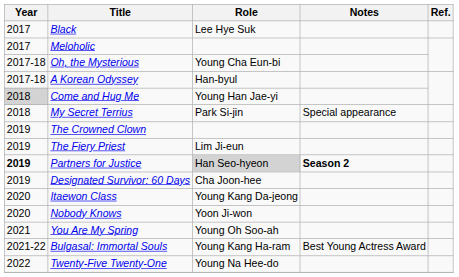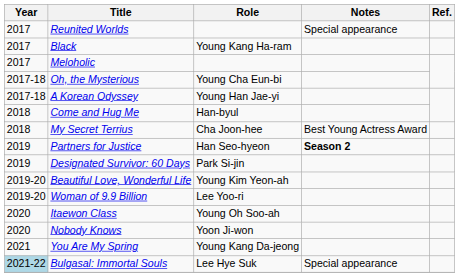+ row: (89, 29)
(225, 29) Lee Hye Suk -> (244, 46) Young Kang Ha-ram
(216, 79) Han-byul -> (238, 96) Young Han Jae-yi
(19, 96) lightgrey background -> (19, 113) no background
(236, 96) Young Han Jae-yi -> (217, 113) Han-byul
(219, 113) Park Si-jin -> (229, 130) Cha Joon-hee
(349, 113) Special appearance -> (366, 130) Best Young Actress Award
- row: (98, 130)
- row: (88, 146)
(19, 163) bold -> (19, 146) normal
(232, 163) lightgrey background -> (233, 146) no background
(228, 180) Cha Joon-hee -> (220, 163) Park Si-jin
+ row: (121, 180)
+ row: (99, 197)
(246, 197) Young Kang Da-jeong -> (238, 213) Young Oh Soo-ah
(237, 230) Young Oh Soo-ah -> (248, 247) Young Kang Da-jeong
(26, 247) no background -> (26, 264) lightblue background
(243, 247) Young Kang Ha-ram -> (226, 264) Lee Hye Suk
(364, 247) Best Young Actress Award -> (351, 264) Special appearance
- row: (109, 264)
